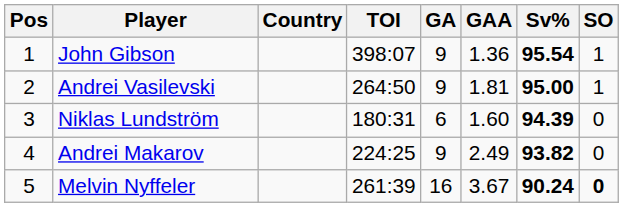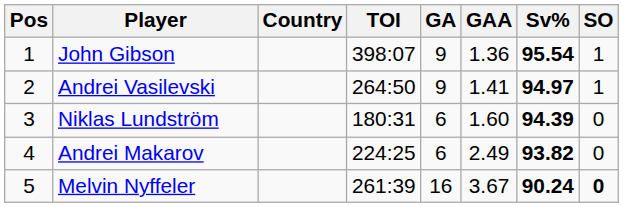(489, 86) 1.81 -> (489, 86) 1.41
(548, 86) 95.00 -> (548, 86) 94.97
(441, 152) 9 -> (441, 152) 6
